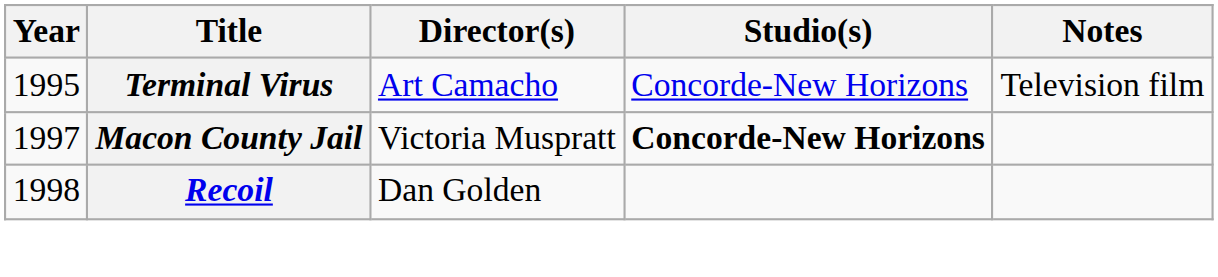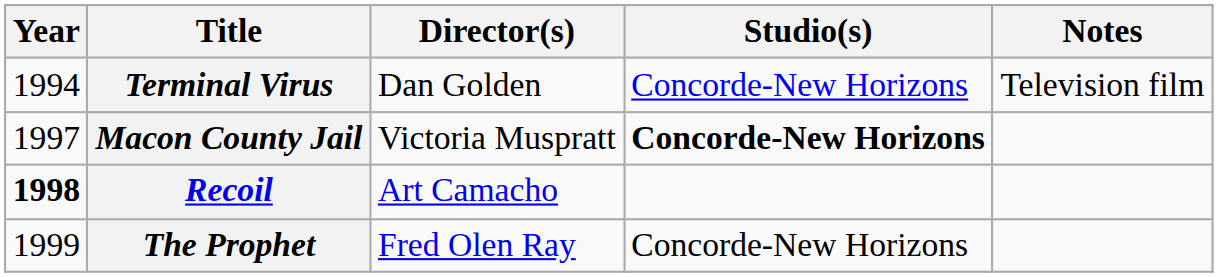(46, 84) 1995 -> (46, 84) 1994
(468, 84) Art Camacho -> (460, 84) Dan Golden
(46, 191) normal -> (46, 191) bold
(460, 191) Dan Golden -> (468, 191) Art Camacho
+ row: (229, 244)
